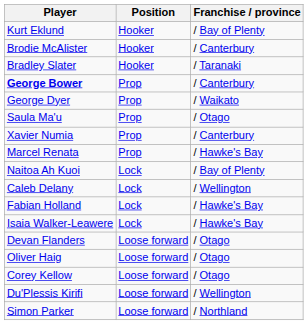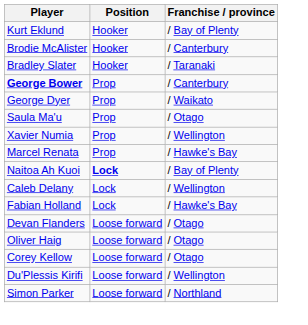(224, 135) / Canterbury -> (196, 135) / Wellington
(130, 170) normal -> (105, 170) bold
- row: (60, 223)
